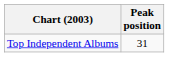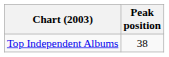(142, 43) 31 -> (142, 43) 38
